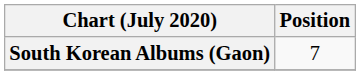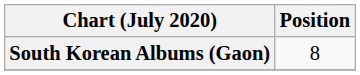(315, 53) 7 -> (315, 53) 8
